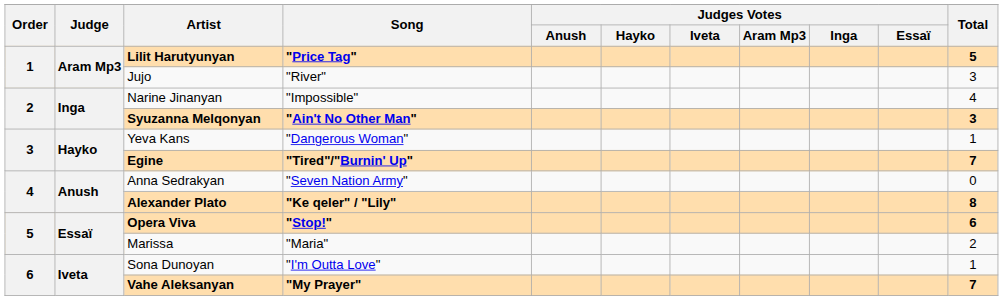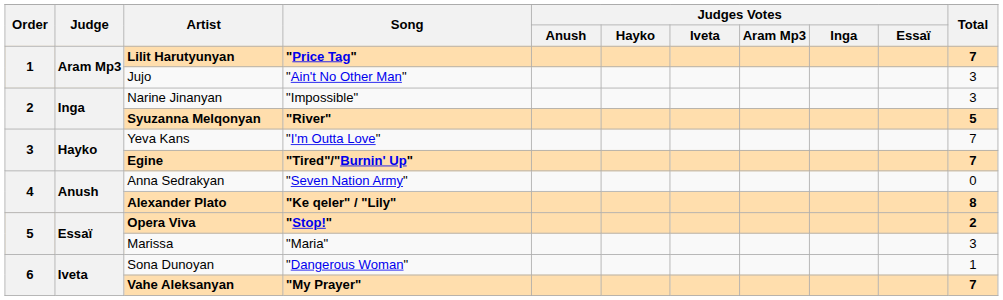(973, 56) 5 -> (973, 56) 7
(306, 77) "River" -> (346, 77) "Ain't No Other Man"
(973, 98) 4 -> (973, 98) 3
(351, 118) "Ain't No Other Man" -> (309, 118) "River"
(973, 118) 3 -> (973, 118) 5
(347, 139) "Dangerous Woman" -> (333, 139) "I'm Outta Love"
(973, 139) 1 -> (973, 139) 7
(973, 222) 6 -> (973, 222) 2
(973, 243) 2 -> (973, 243) 3
(333, 264) "I'm Outta Love" -> (347, 264) "Dangerous Woman"
